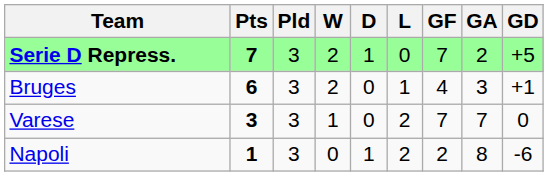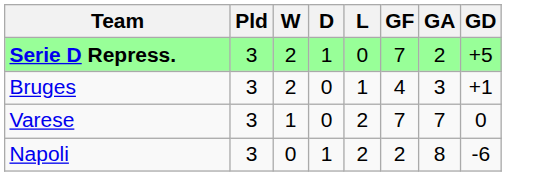- column: (252, 21)
